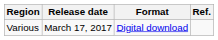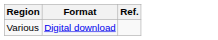- column: (78, 12)
